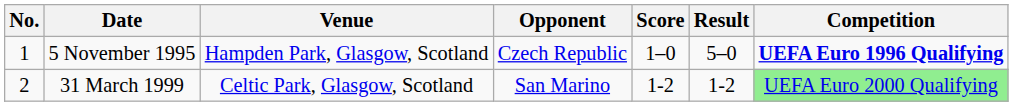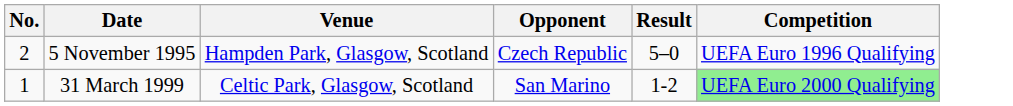- column: (660, 20)
(24, 52) 1 -> (24, 52) 2
(881, 52) bold -> (818, 52) normal
(24, 85) 2 -> (24, 85) 1
